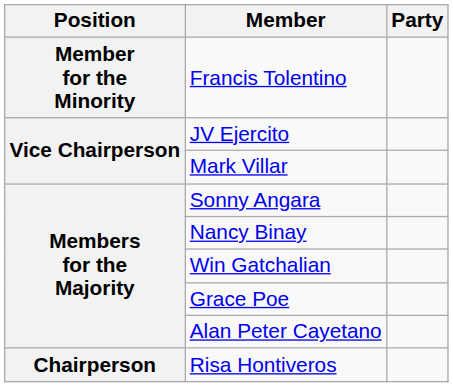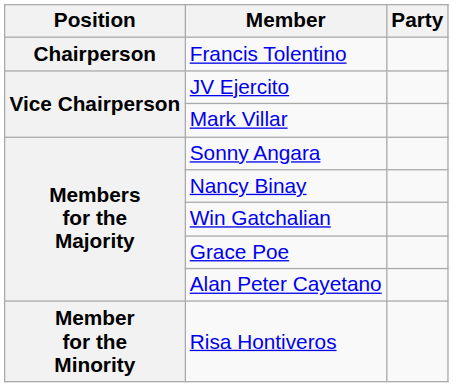(95, 77) Member for the Minority -> (95, 53) Chairperson
(95, 364) Chairperson -> (95, 341) Member for the Minority
